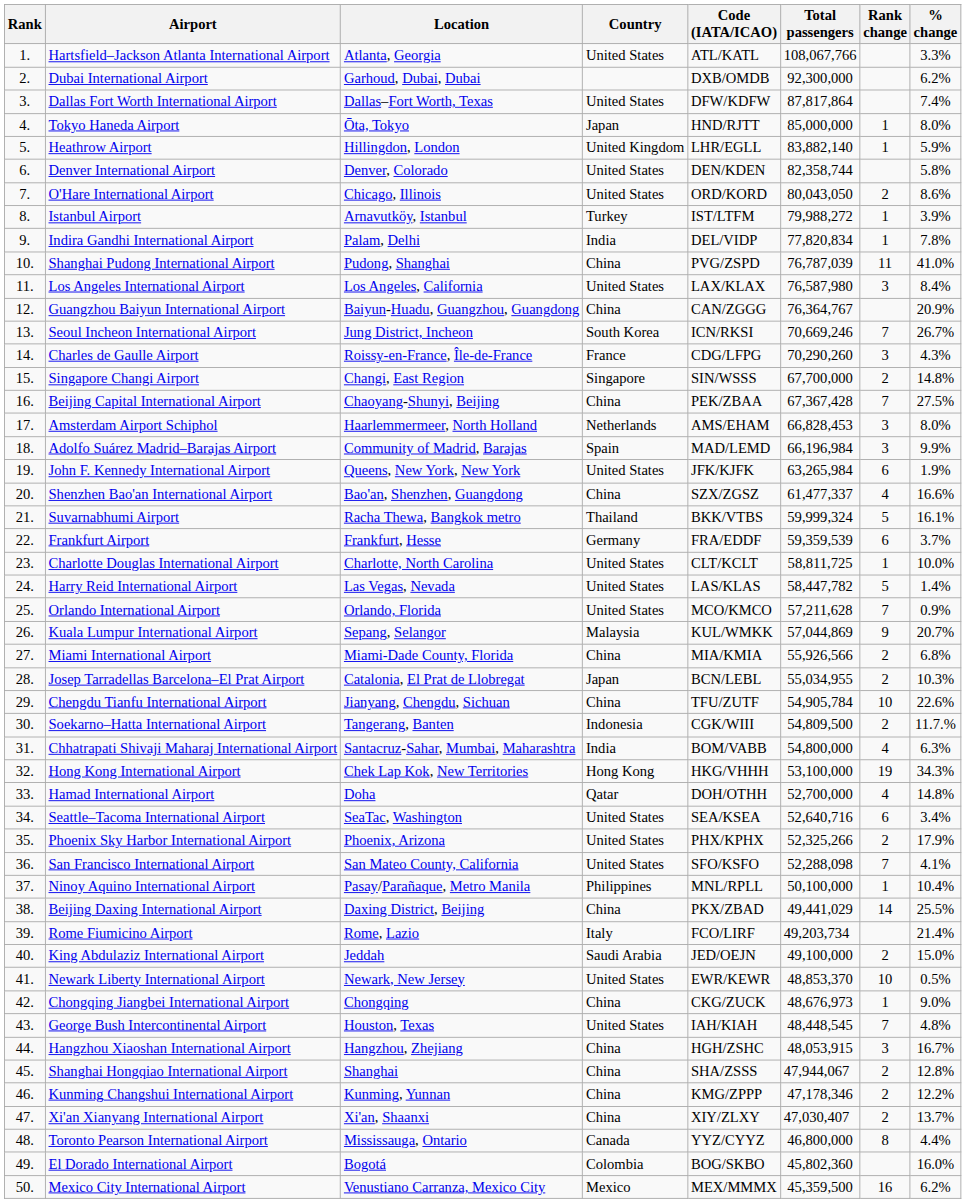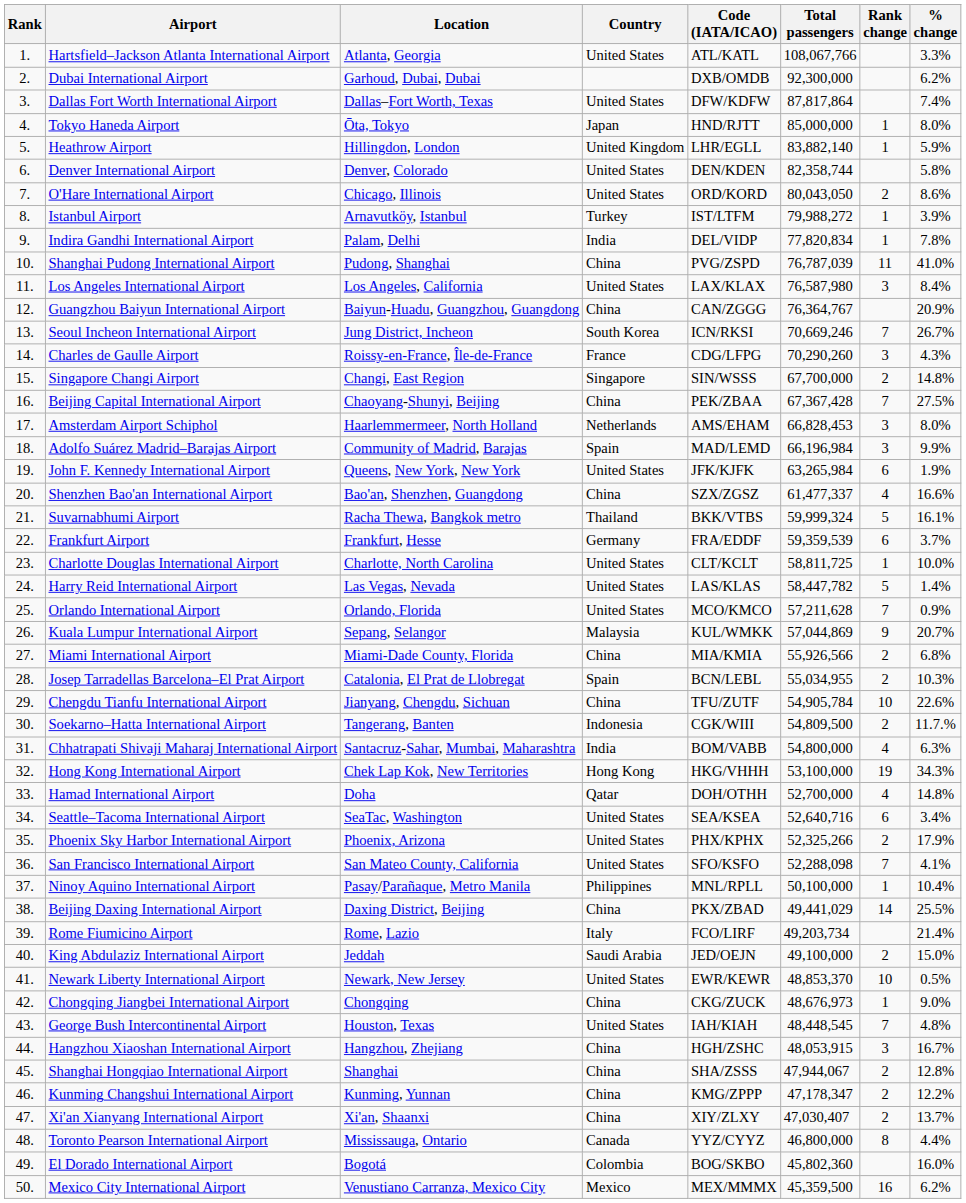(603, 678) Japan -> (603, 678) Spain
(820, 1094) 47,178,346 -> (820, 1094) 47,178,347
